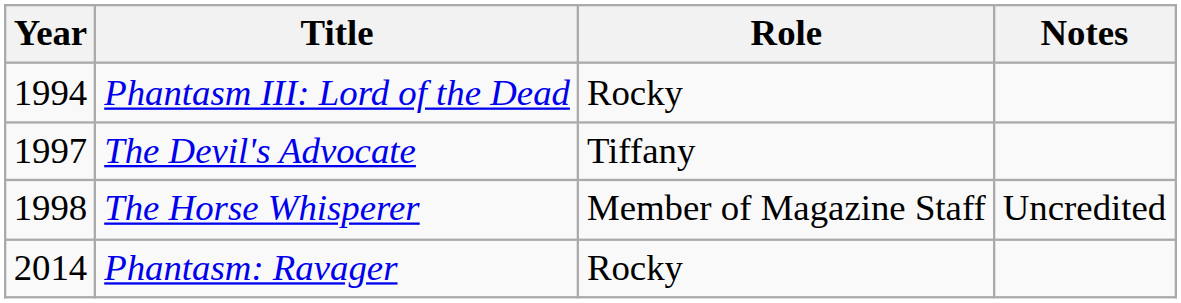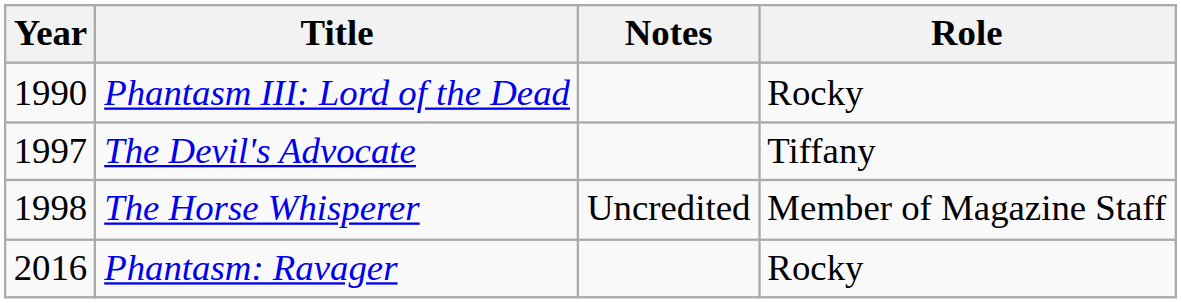columns swapped: (786, 33) <-> (1084, 33)
(50, 92) 1994 -> (50, 92) 1990
(50, 267) 2014 -> (50, 267) 2016
